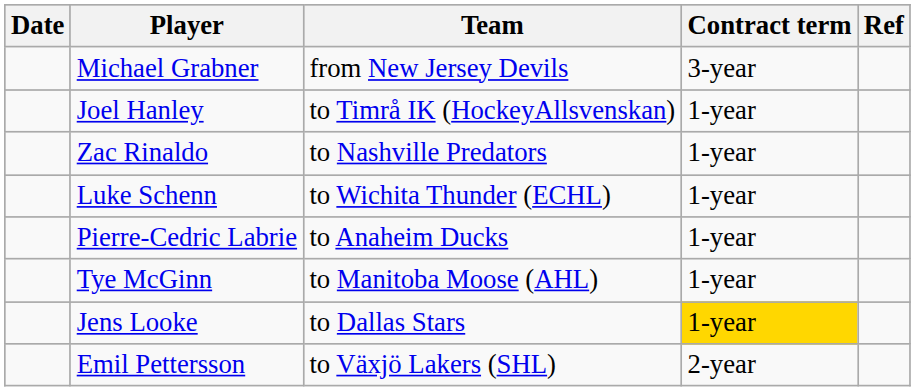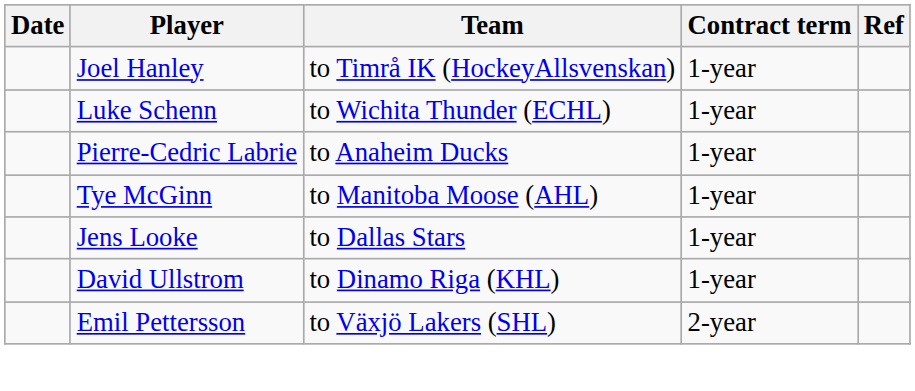- row: (168, 68)
- row: (142, 152)
(722, 322) gold background -> (722, 237) no background
+ row: (160, 279)
